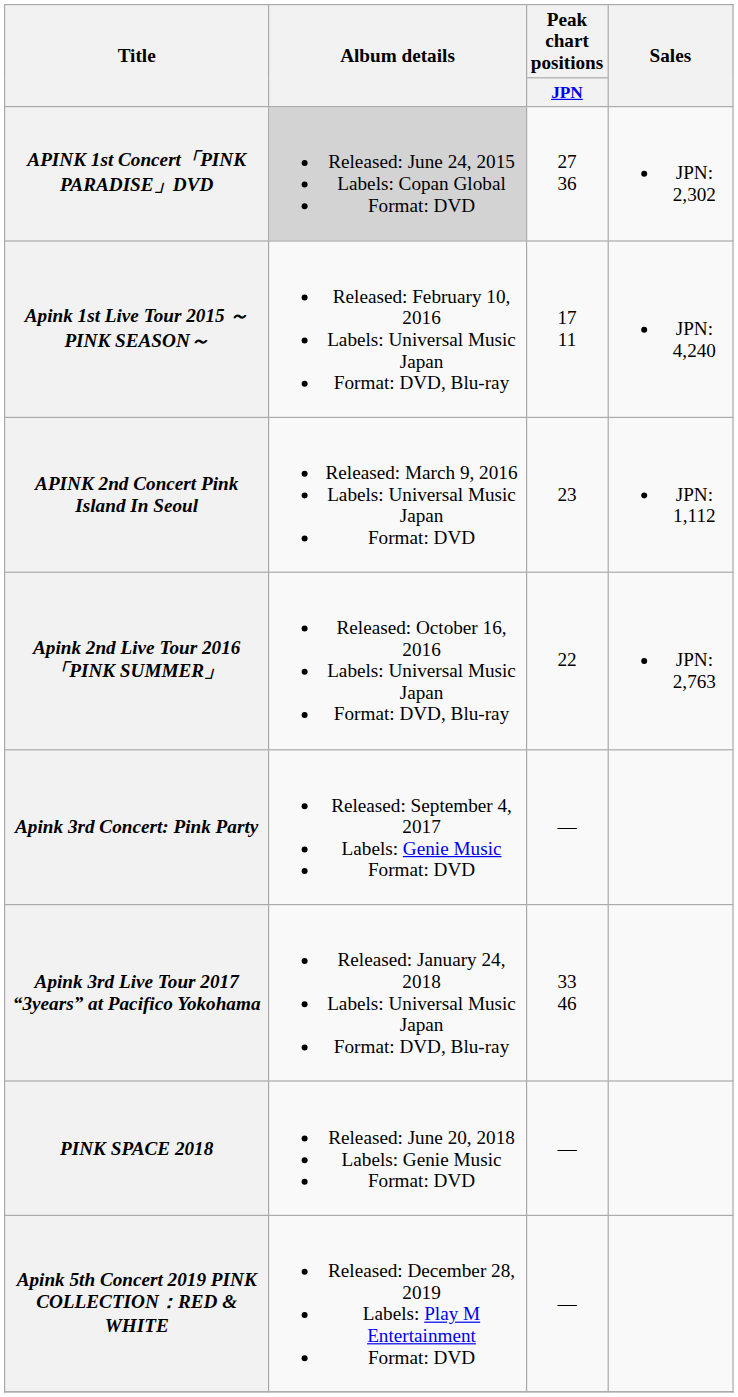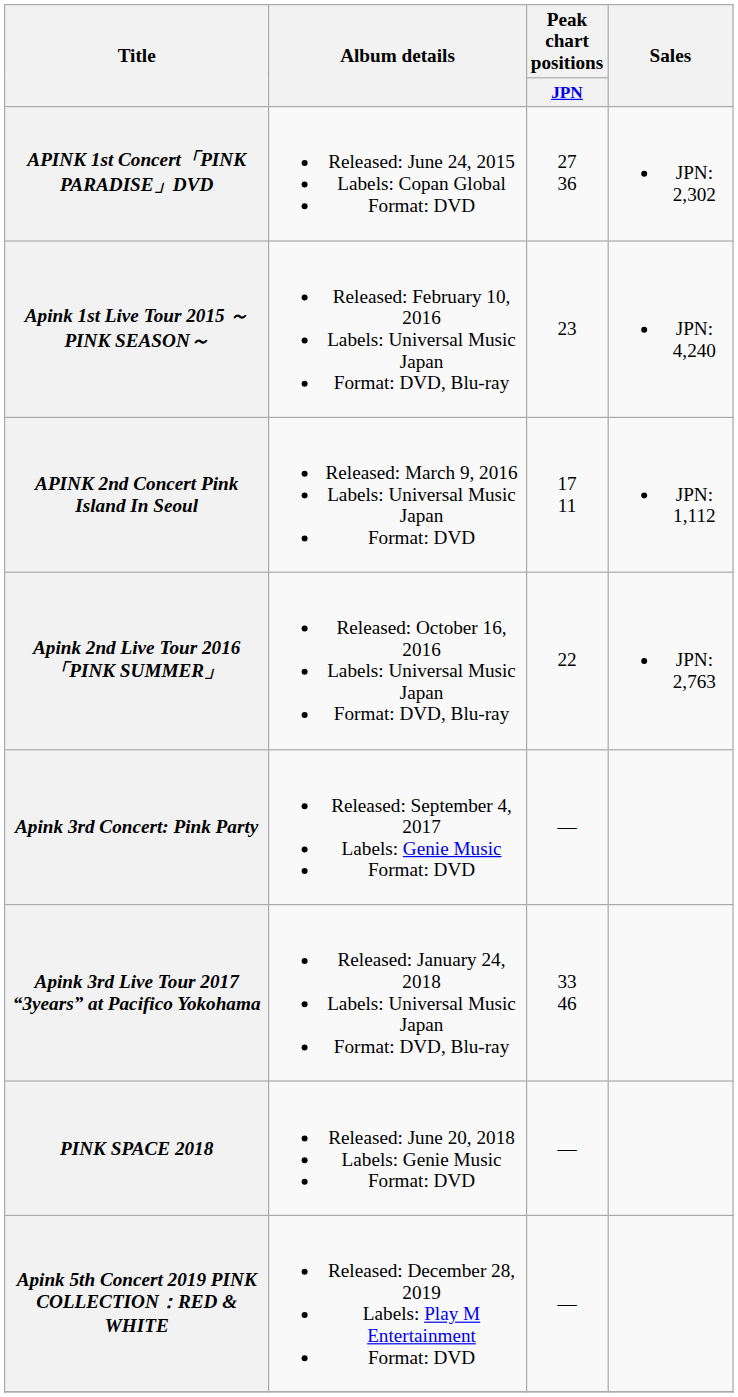(398, 184) lightgrey background -> (398, 184) no background
(567, 328) 17 11 -> (567, 328) 23
(567, 494) 23 -> (567, 494) 17 11
